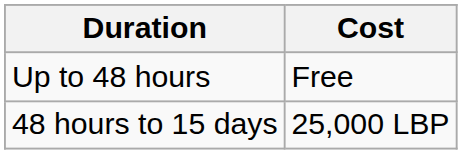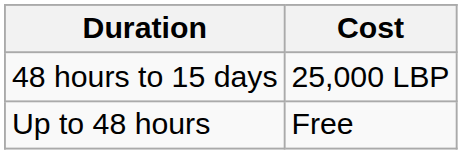rows swapped: (111, 76) <-> (145, 124)
